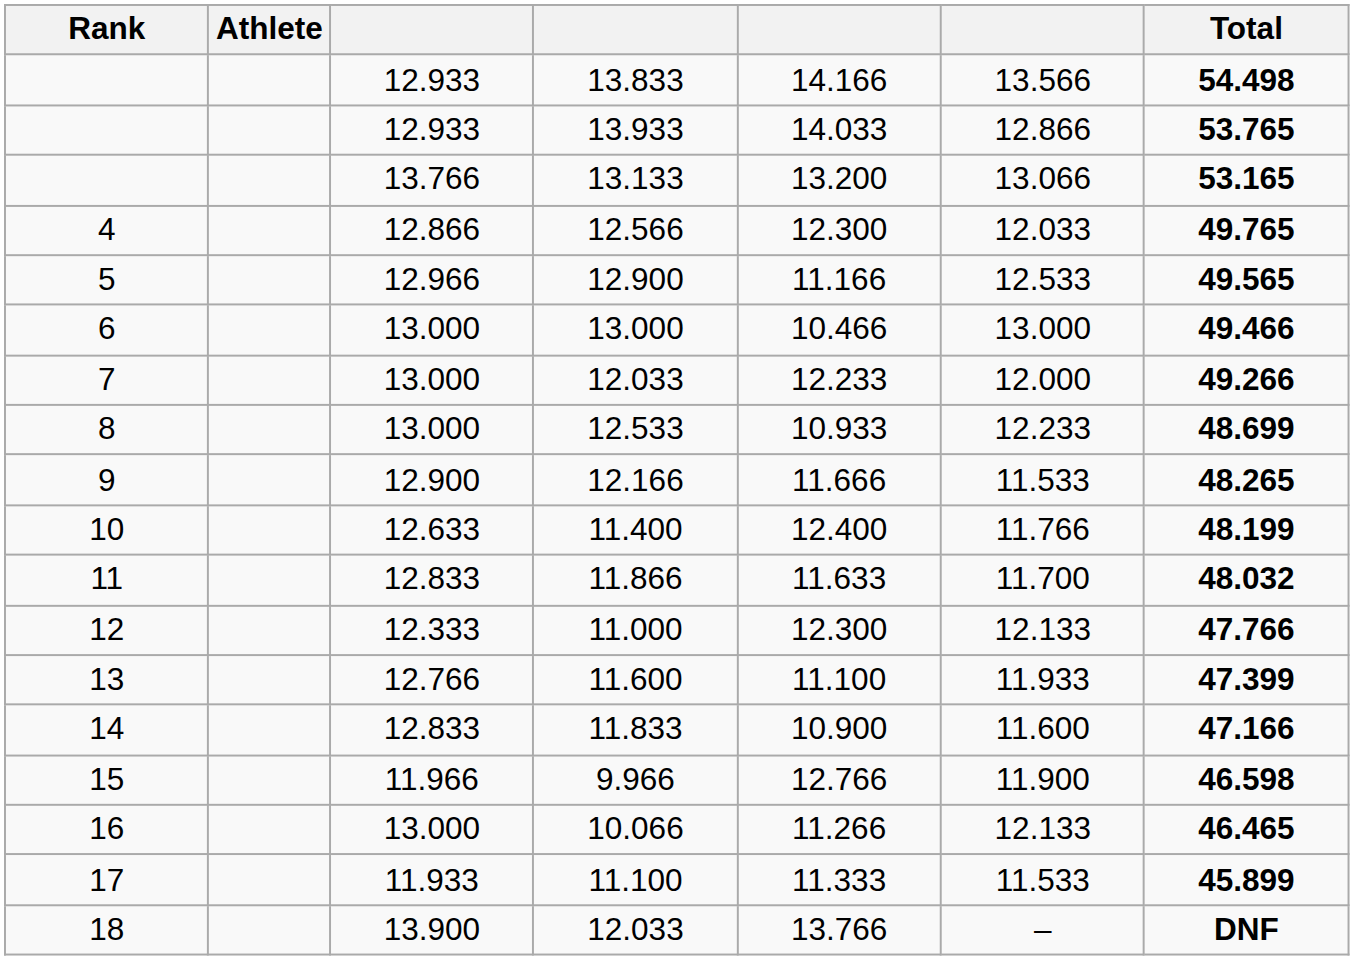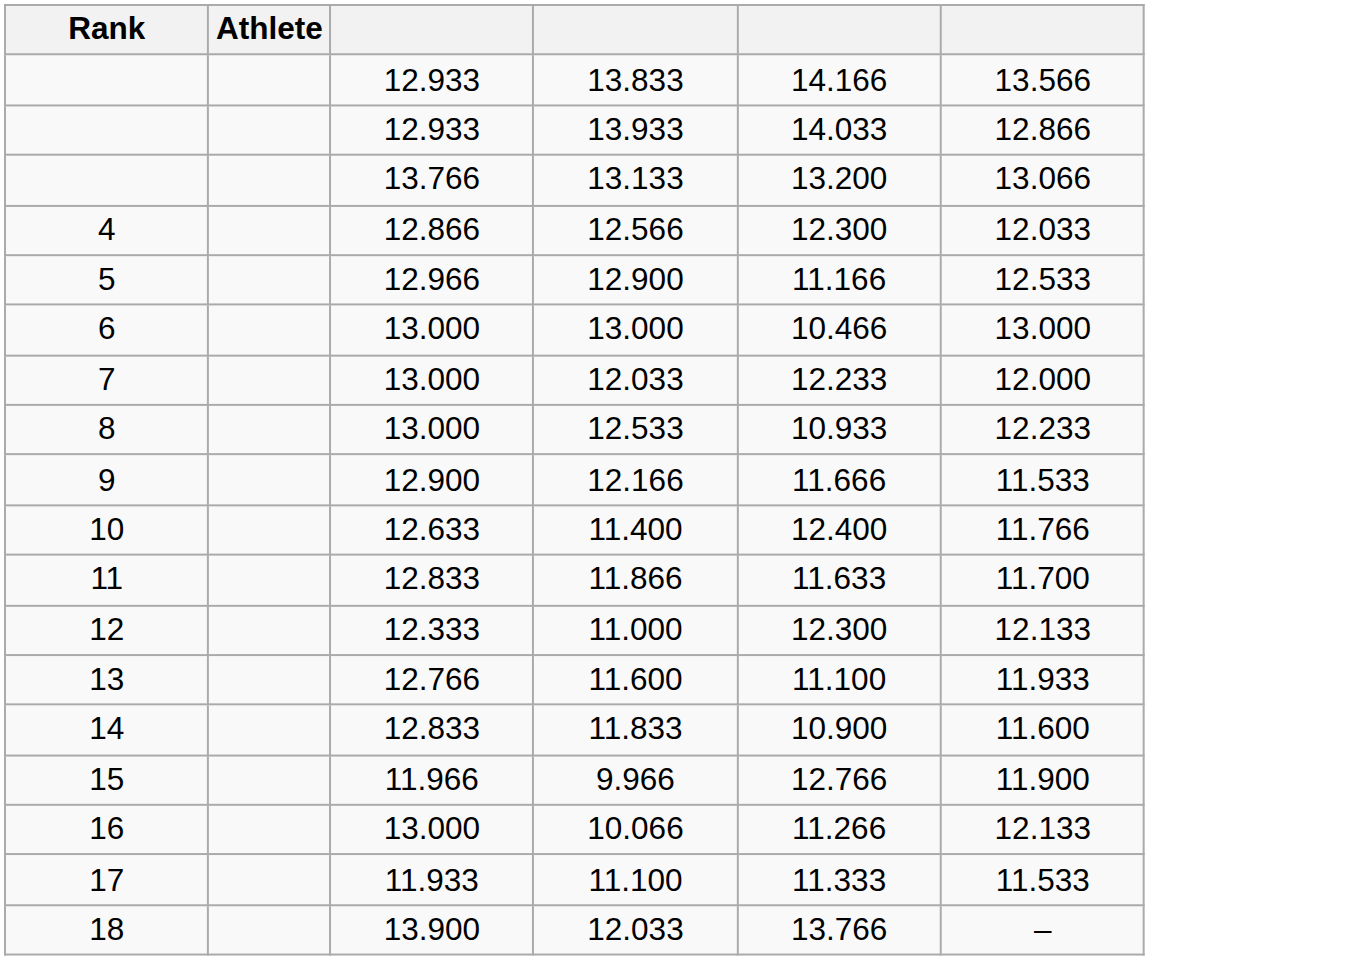- column: (1246, 29)
